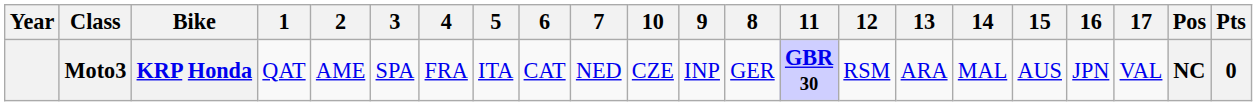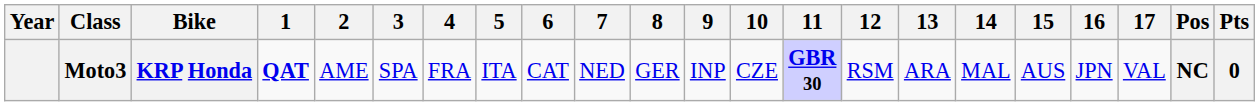columns swapped: (752, 22) <-> (653, 22)
(284, 69) normal -> (286, 69) bold
